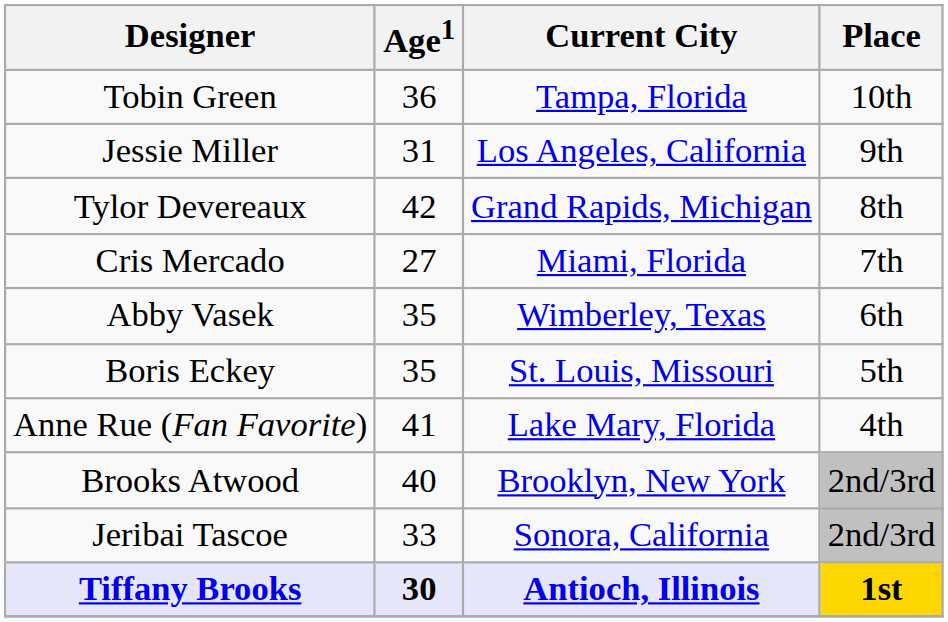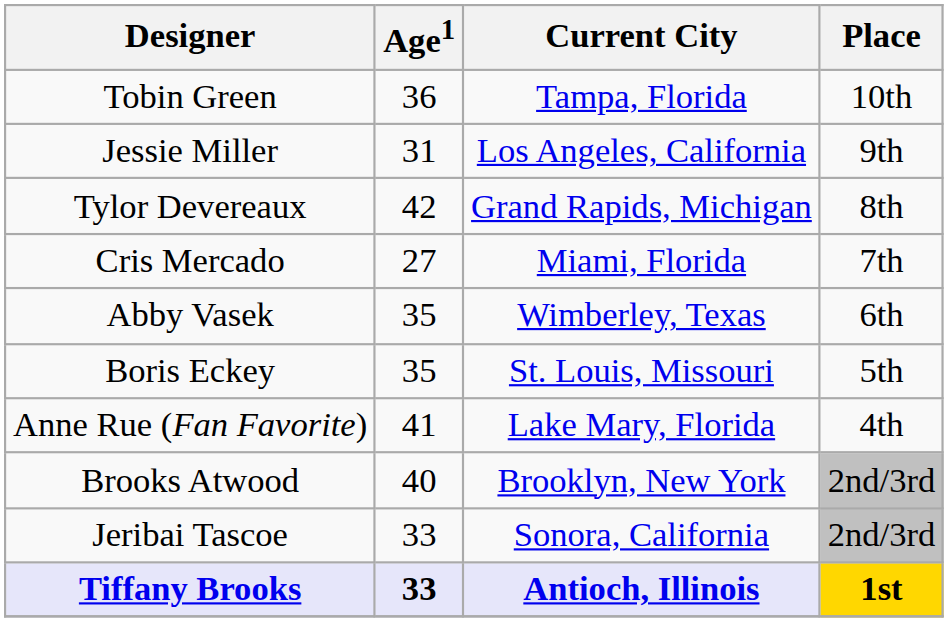(419, 589) 30 -> (419, 589) 33
